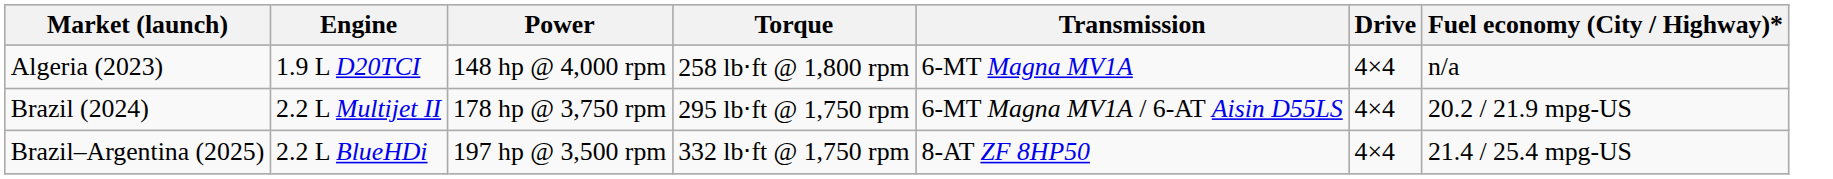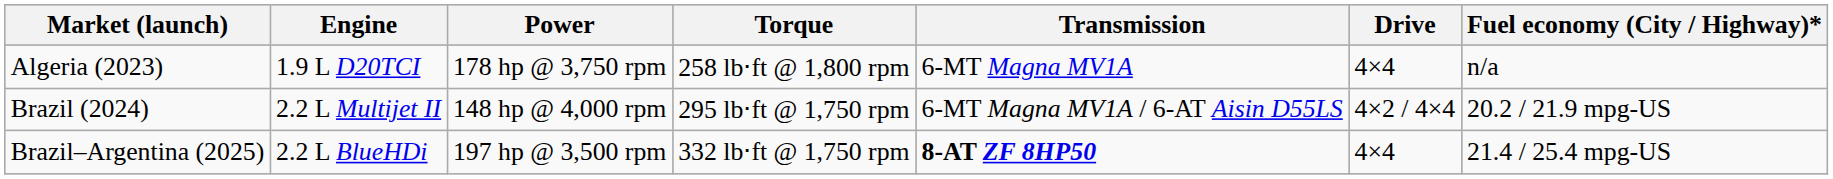(560, 66) 148 hp @ 4,000 rpm -> (560, 66) 178 hp @ 3,750 rpm
(560, 109) 178 hp @ 3,750 rpm -> (560, 109) 148 hp @ 4,000 rpm
(1375, 109) 4×4 -> (1405, 109) 4×2 / 4×4
(1006, 151) normal -> (1009, 151) bold
